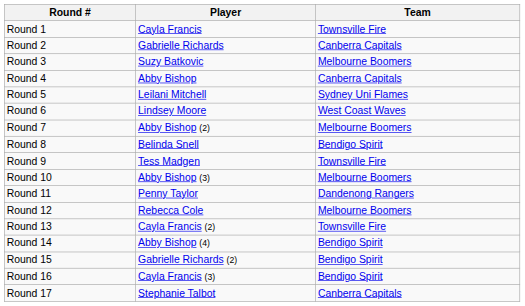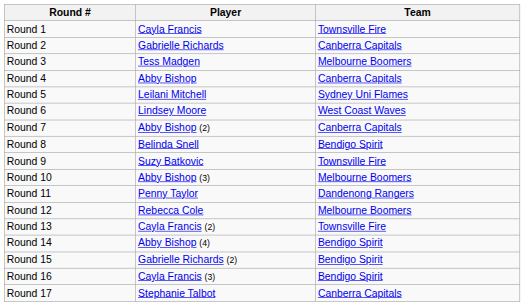(171, 62) Suzy Batkovic -> (169, 62) Tess Madgen
(365, 128) Melbourne Boomers -> (360, 128) Canberra Capitals
(169, 161) Tess Madgen -> (171, 161) Suzy Batkovic
